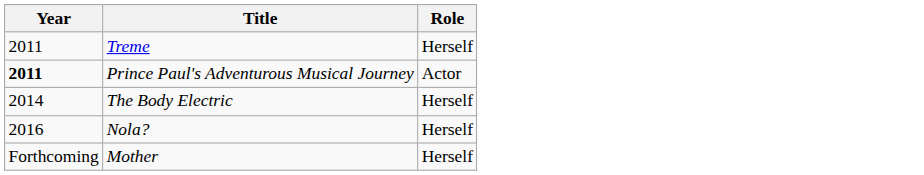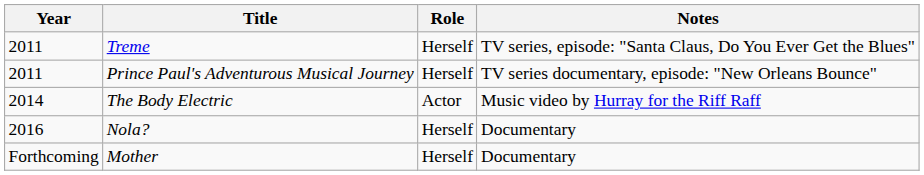+ column: (698, 18)
(26, 73) bold -> (26, 73) normal
(442, 73) Actor -> (447, 73) Herself
(447, 101) Herself -> (442, 101) Actor
